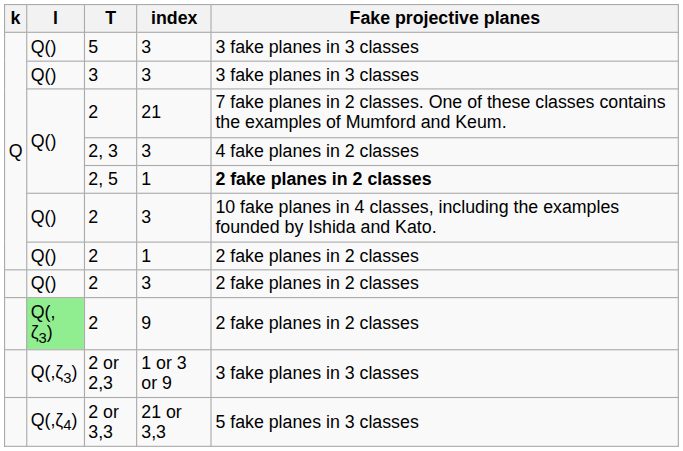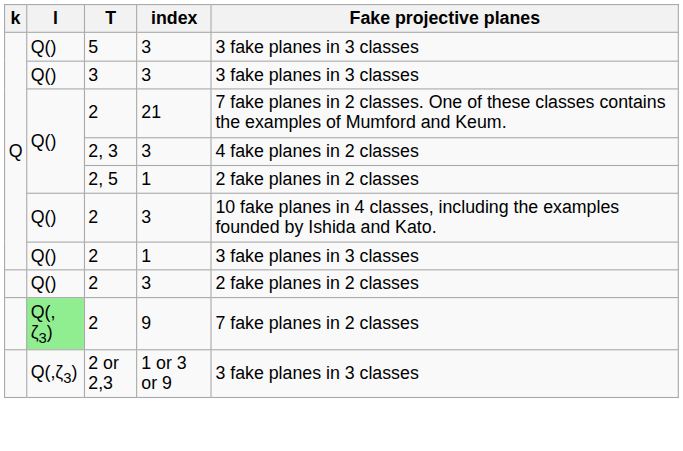(323, 179) bold -> (317, 179) normal
(317, 255) 2 fake planes in 2 classes -> (317, 255) 3 fake planes in 3 classes
(317, 323) 2 fake planes in 2 classes -> (317, 323) 7 fake planes in 2 classes
- row: (104, 421)
